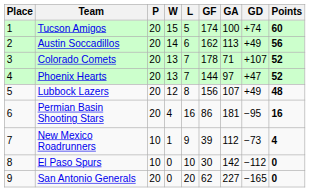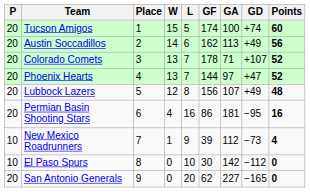columns swapped: (20, 12) <-> (156, 12)
